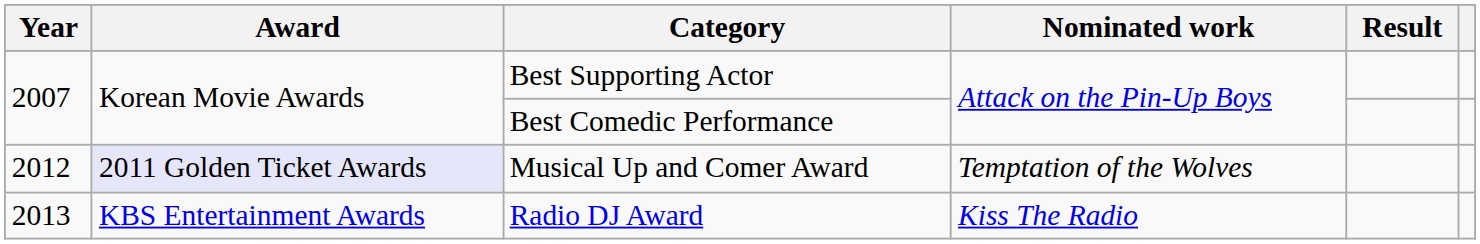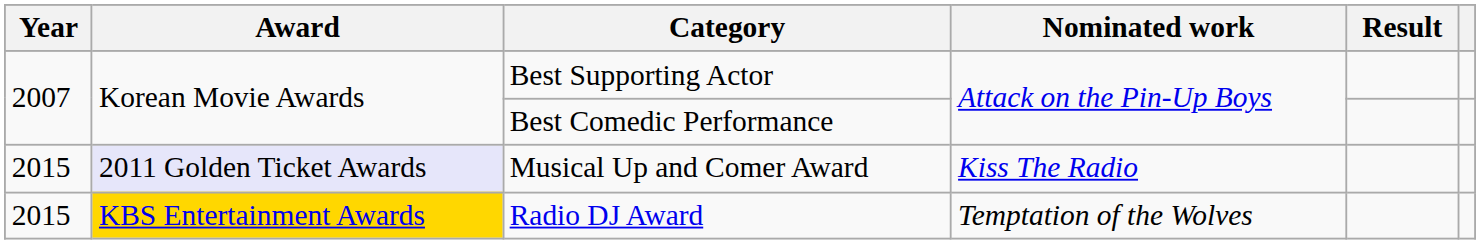(41, 167) 2012 -> (41, 167) 2015
(1105, 167) Temptation of the Wolves -> (1048, 167) Kiss The Radio
(41, 214) 2013 -> (41, 214) 2015
(262, 214) no background -> (262, 214) gold background
(1048, 214) Kiss The Radio -> (1105, 214) Temptation of the Wolves
